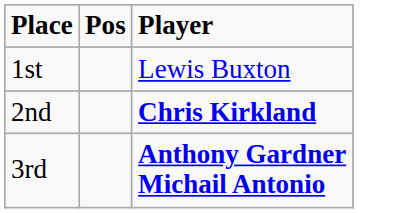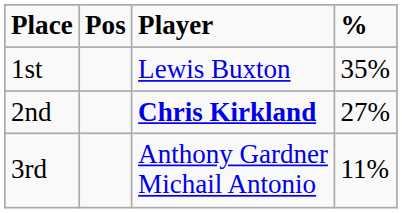+ column: (354, 25)
(242, 169) bold -> (233, 169) normal
